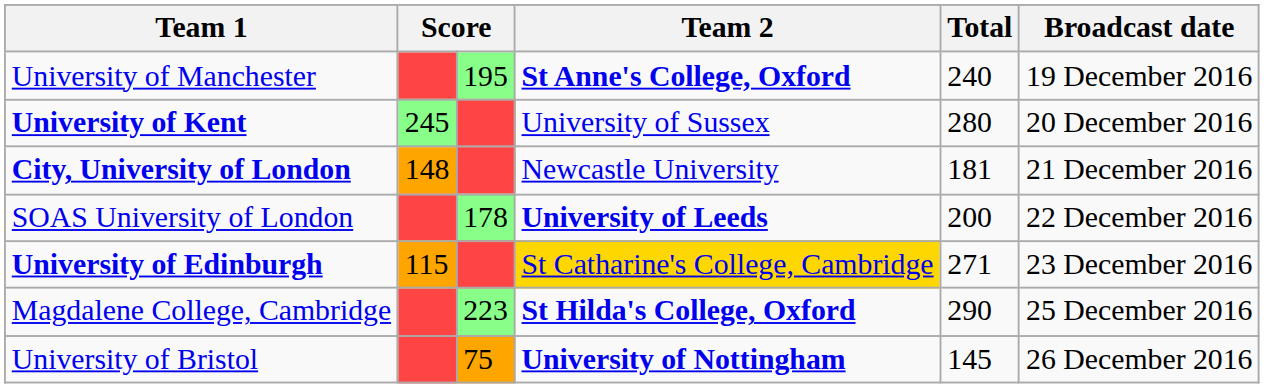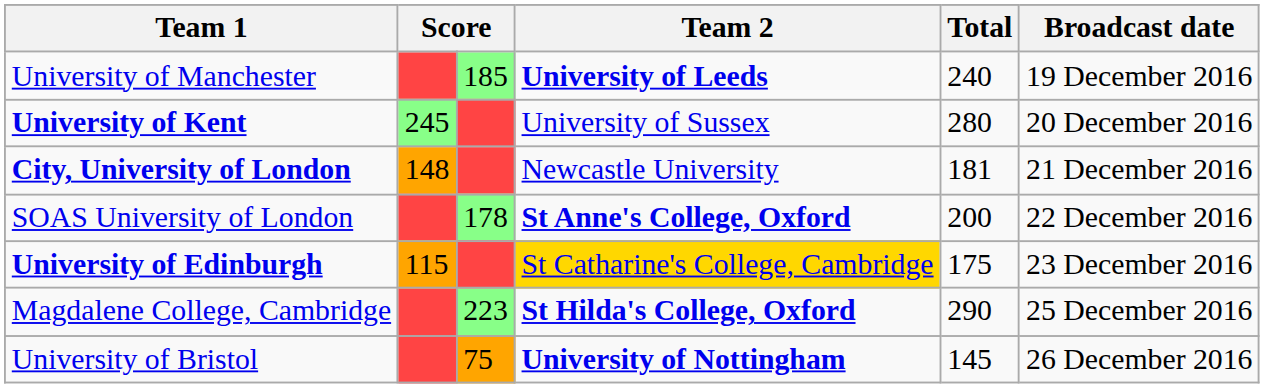(486, 75) 195 -> (486, 75) 185
(686, 75) St Anne's College, Oxford -> (645, 75) University of Leeds
(645, 216) University of Leeds -> (686, 216) St Anne's College, Oxford
(970, 264) 271 -> (970, 264) 175
